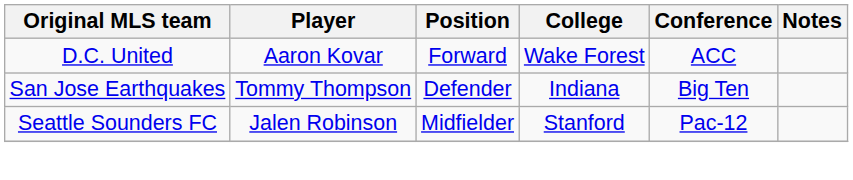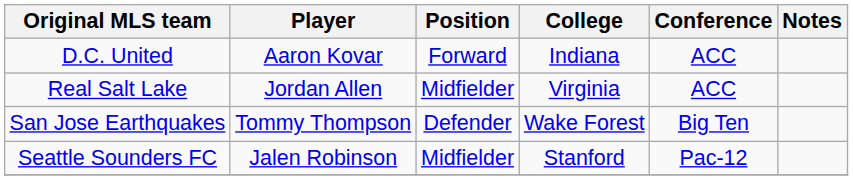(584, 55) Wake Forest -> (584, 55) Indiana
+ row: (117, 89)
(584, 89) Indiana -> (584, 123) Wake Forest
